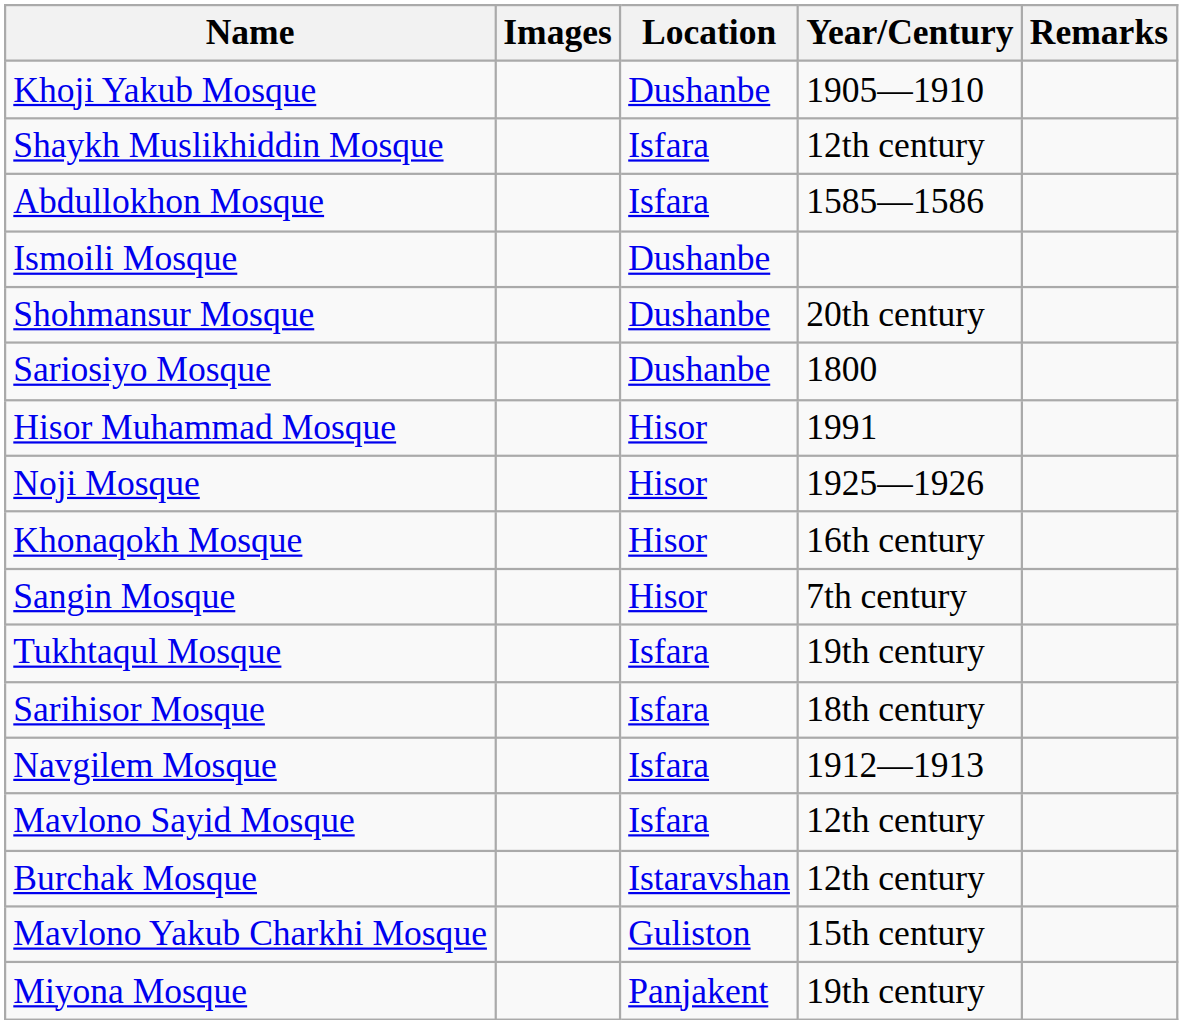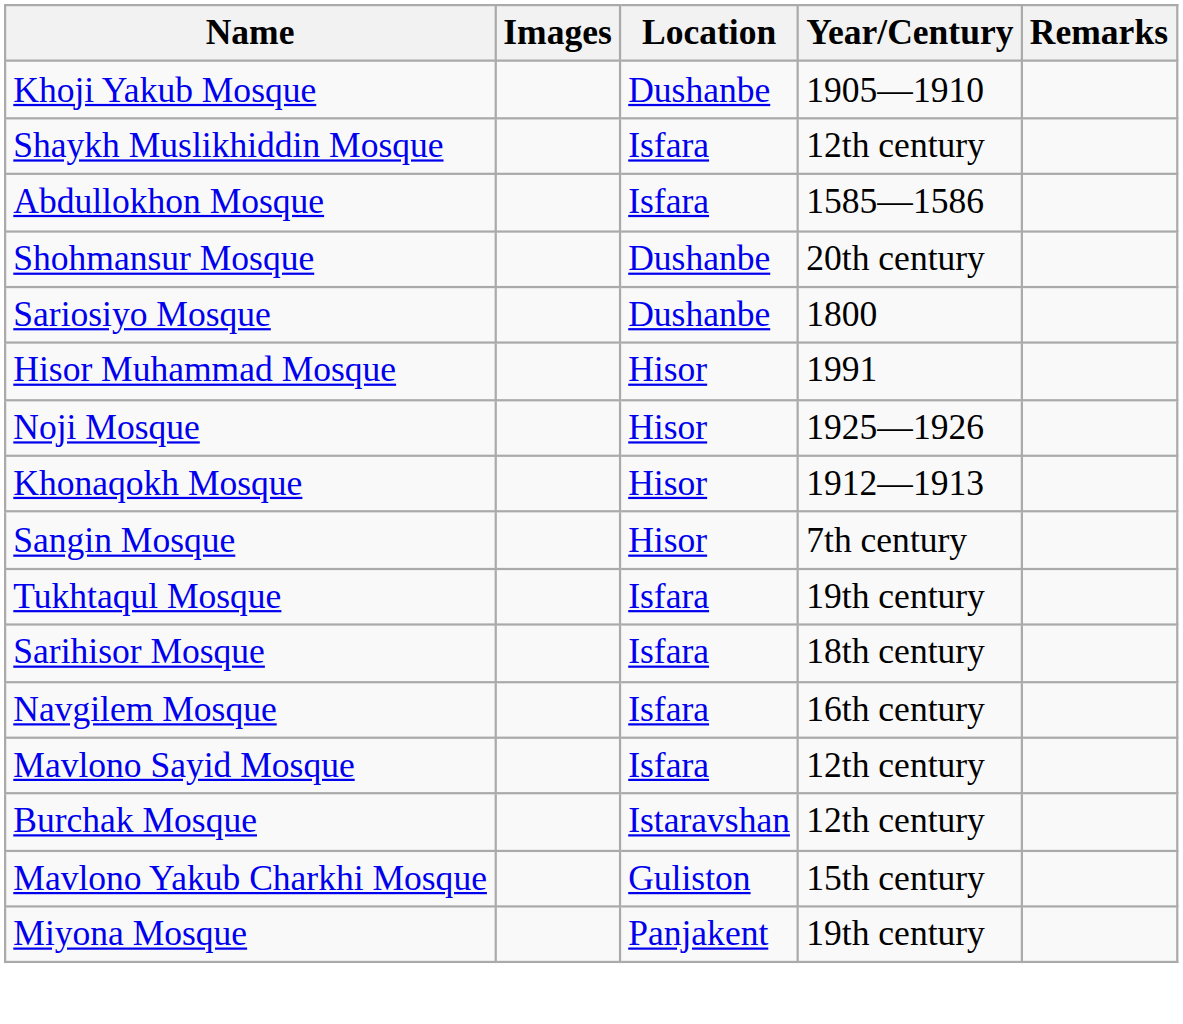- row: (125, 257)
(896, 539) 16th century -> (895, 483) 1912—1913
(895, 764) 1912—1913 -> (896, 708) 16th century
